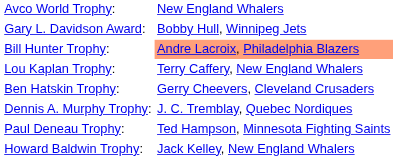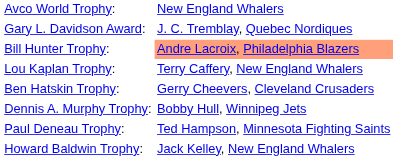(232, 29) Bobby Hull, Winnipeg Jets -> (255, 29) J. C. Tremblay, Quebec Nordiques
(255, 109) J. C. Tremblay, Quebec Nordiques -> (232, 109) Bobby Hull, Winnipeg Jets
